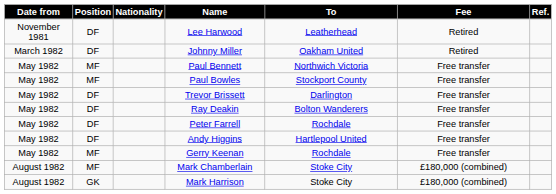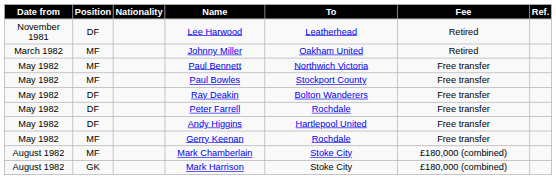(93, 51) DF -> (93, 51) MF
- row: (215, 95)
